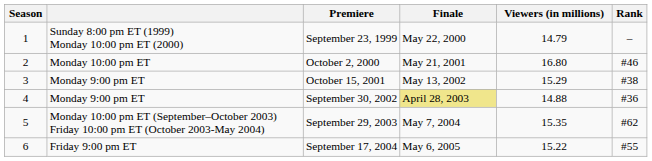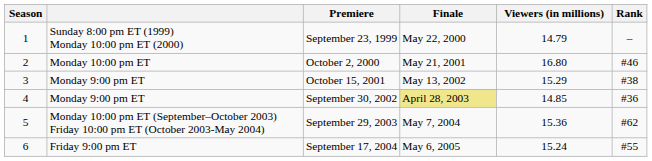(554, 98) 14.88 -> (554, 98) 14.85
(554, 122) 15.35 -> (554, 122) 15.36
(554, 147) 15.22 -> (554, 147) 15.24
